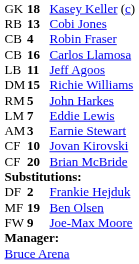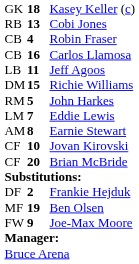(30, 131) 3 -> (30, 131) 8
